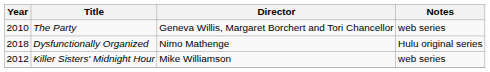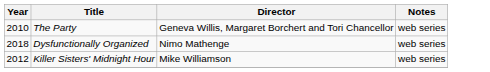(440, 43) Hulu original series -> (422, 43) web series
